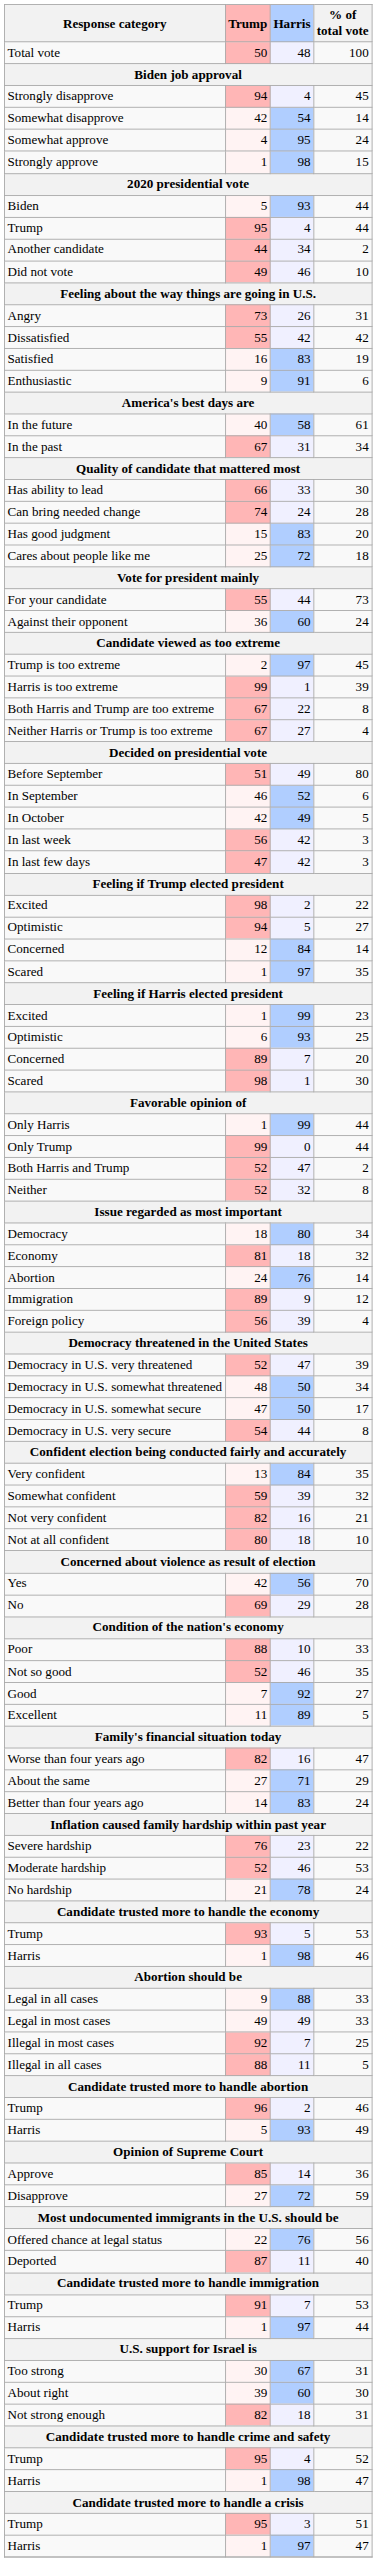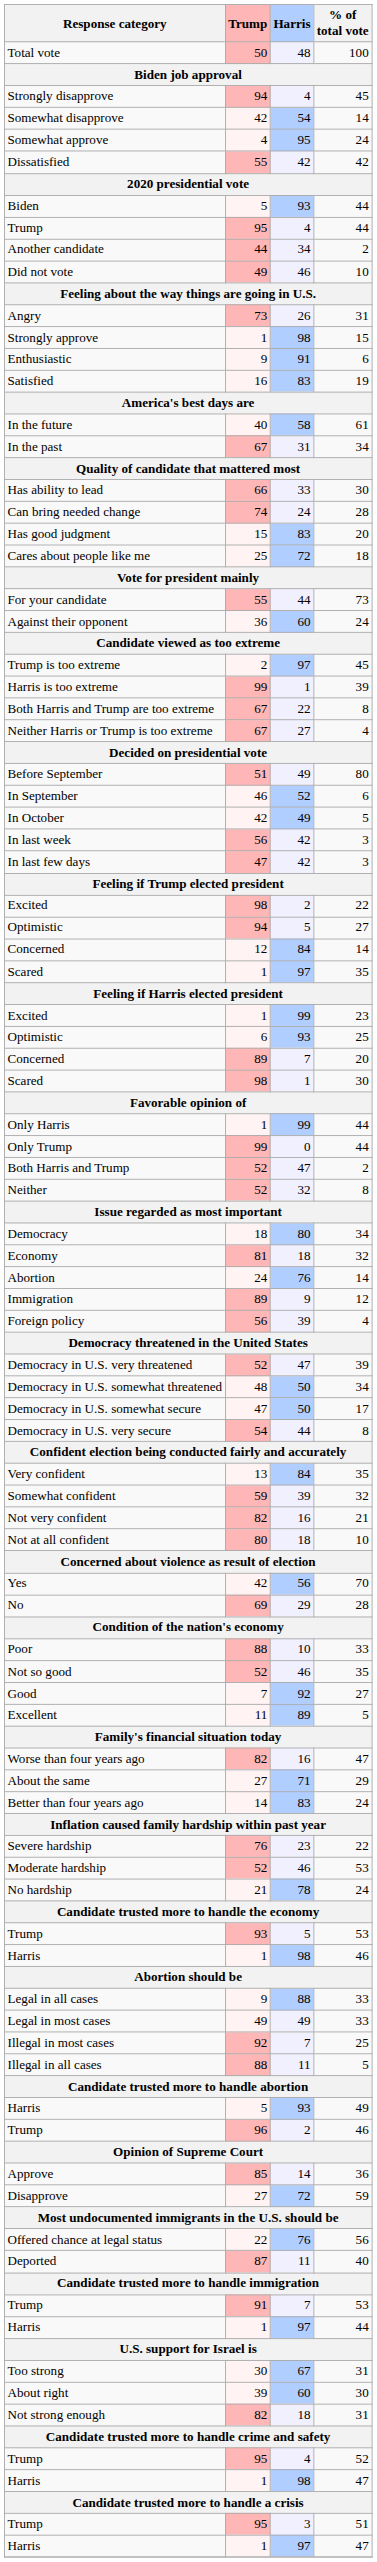rows swapped: (53, 162) <-> (38, 337)
rows swapped: (30, 359) <-> (40, 381)
rows swapped: (25, 2108) <-> (24, 2130)
